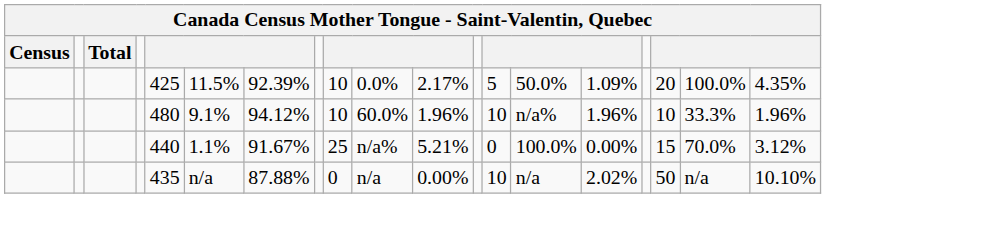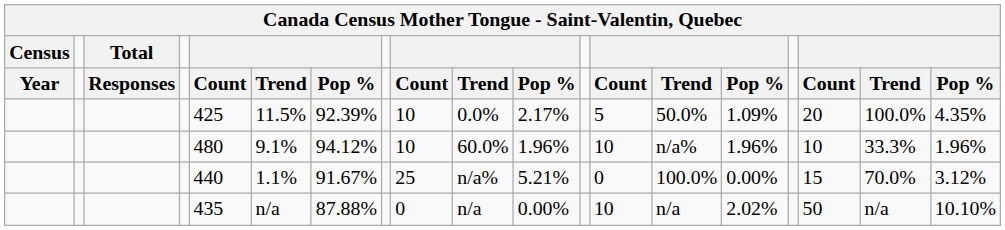+ row: (40, 83)
